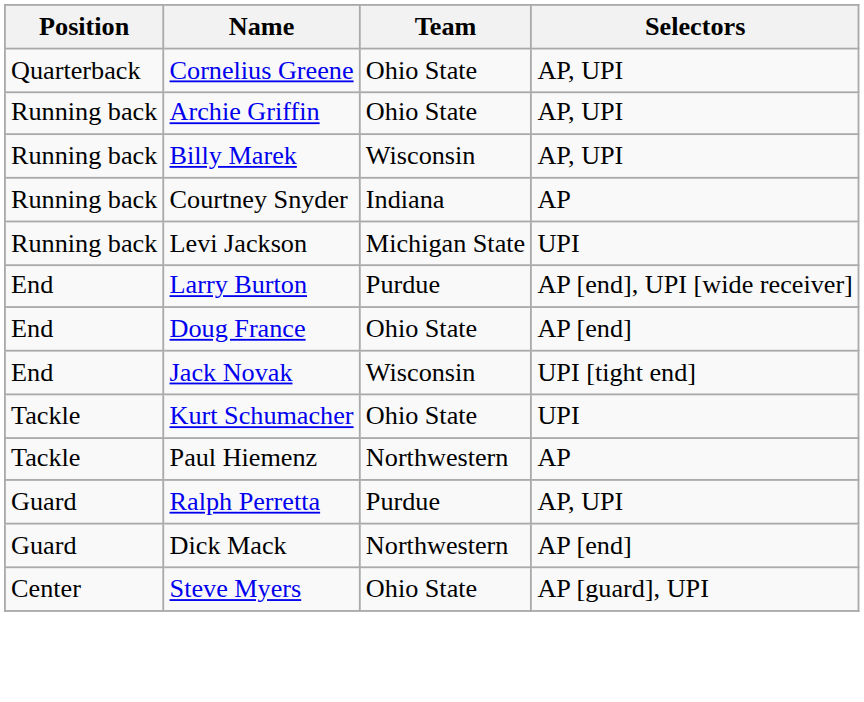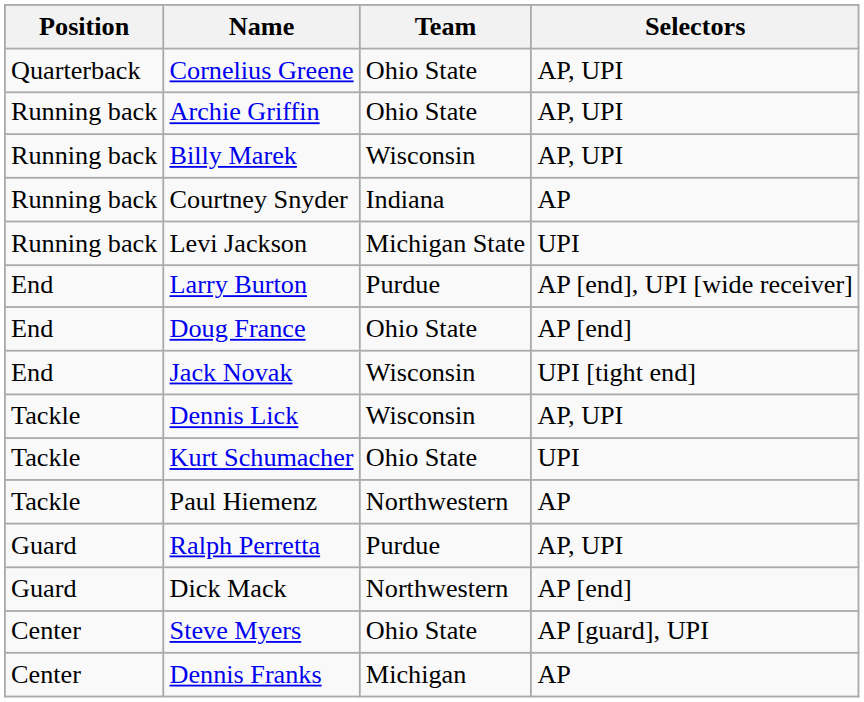+ row: (234, 415)
+ row: (246, 674)
